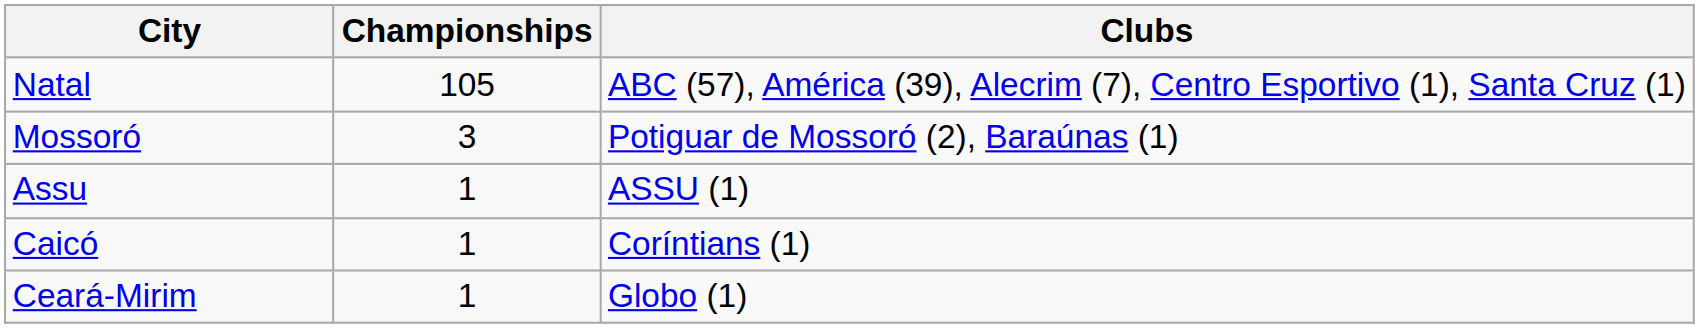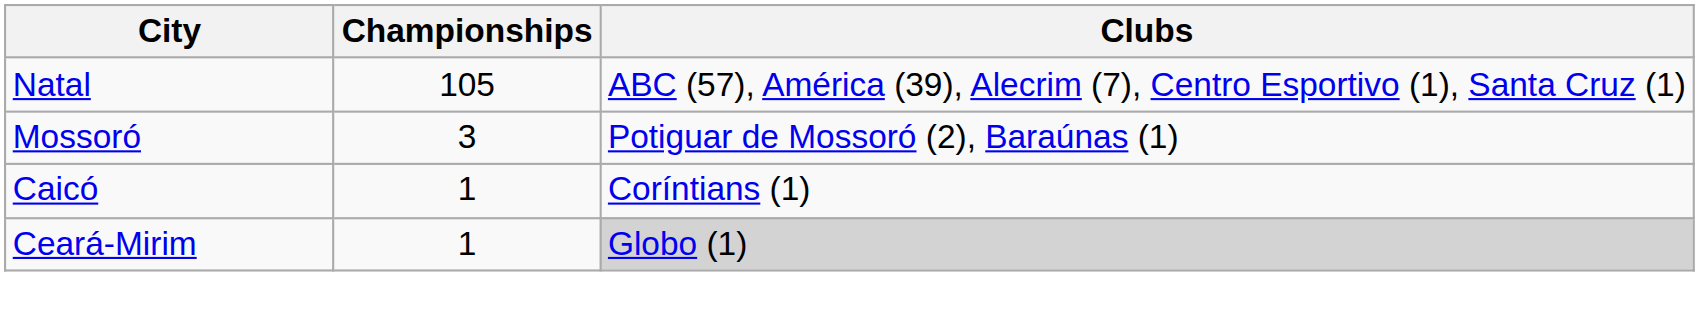- row: (50, 190)
(678, 296) no background -> (678, 243) lightgrey background
